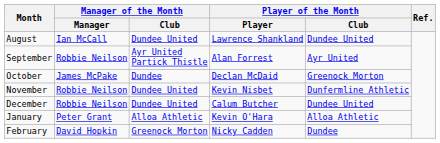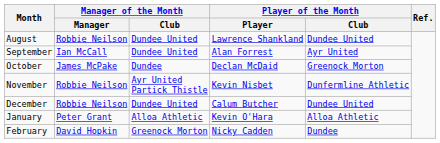(82, 39) Ian McCall -> (92, 39) Robbie Neilson
(92, 57) Robbie Neilson -> (82, 53) Ian McCall
(170, 57) Ayr United Partick Thistle -> (164, 53) Dundee United
(164, 90) Dundee United -> (170, 85) Ayr United Partick Thistle
